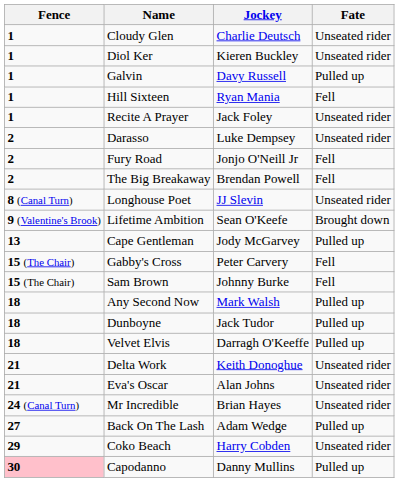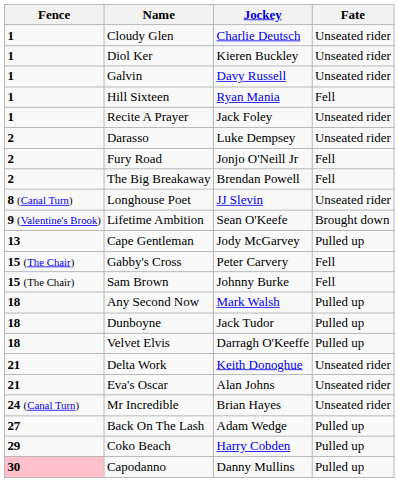(340, 76) Pulled up -> (353, 76) Unseated rider
(353, 446) Unseated rider -> (340, 446) Pulled up
